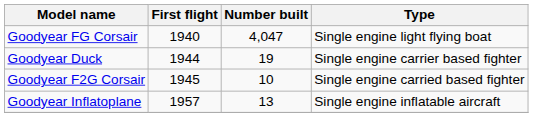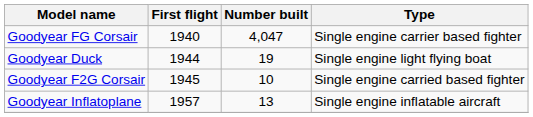(403, 36) Single engine light flying boat -> (418, 36) Single engine carrier based fighter
(418, 58) Single engine carrier based fighter -> (403, 58) Single engine light flying boat
